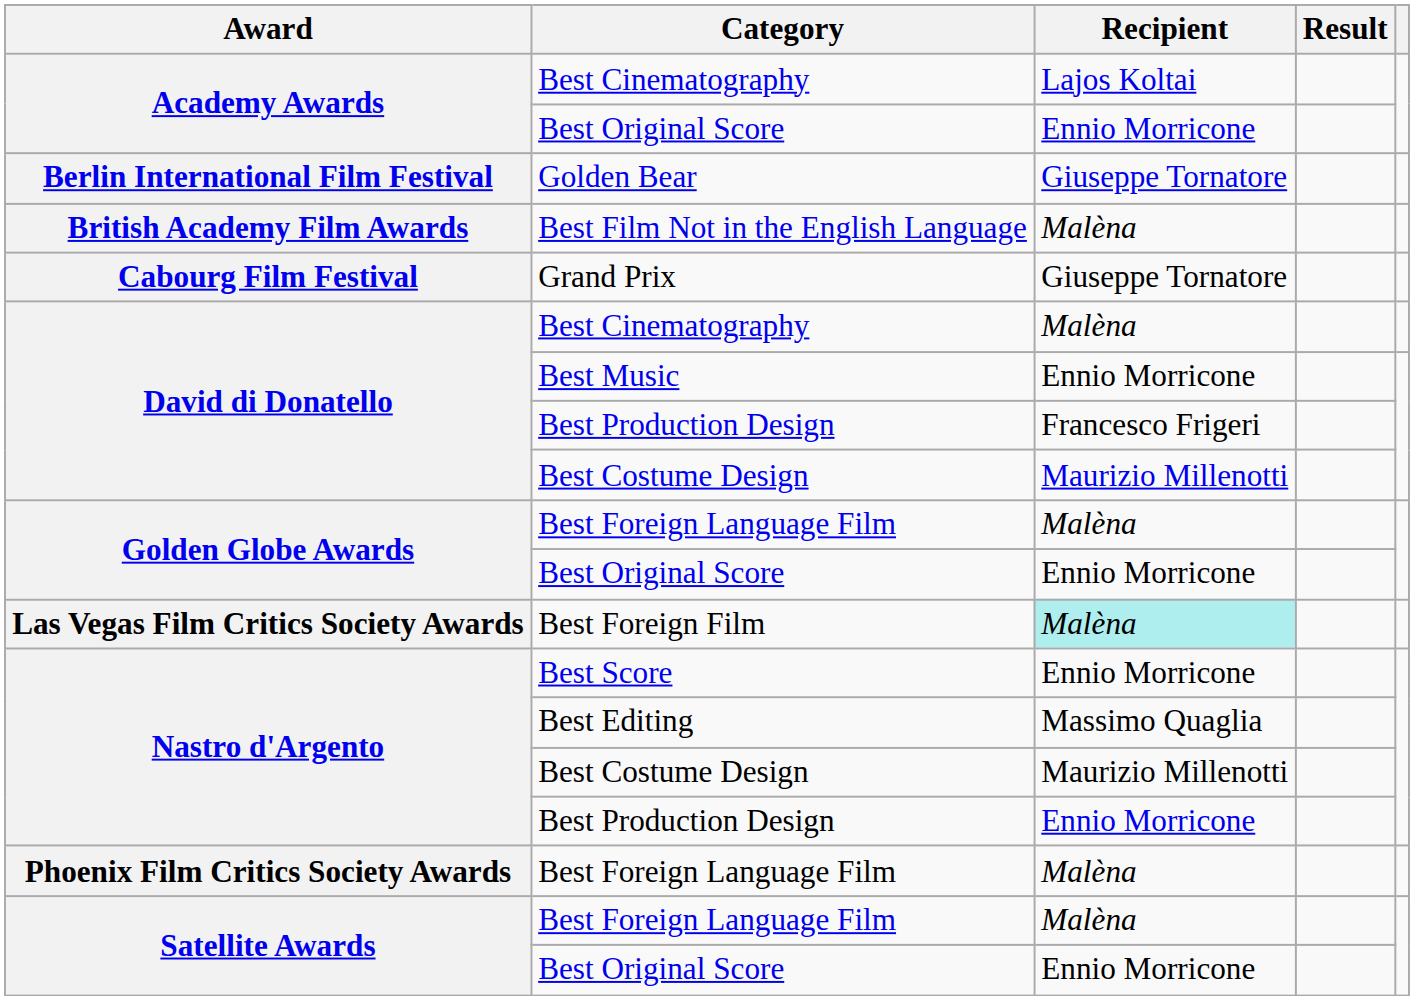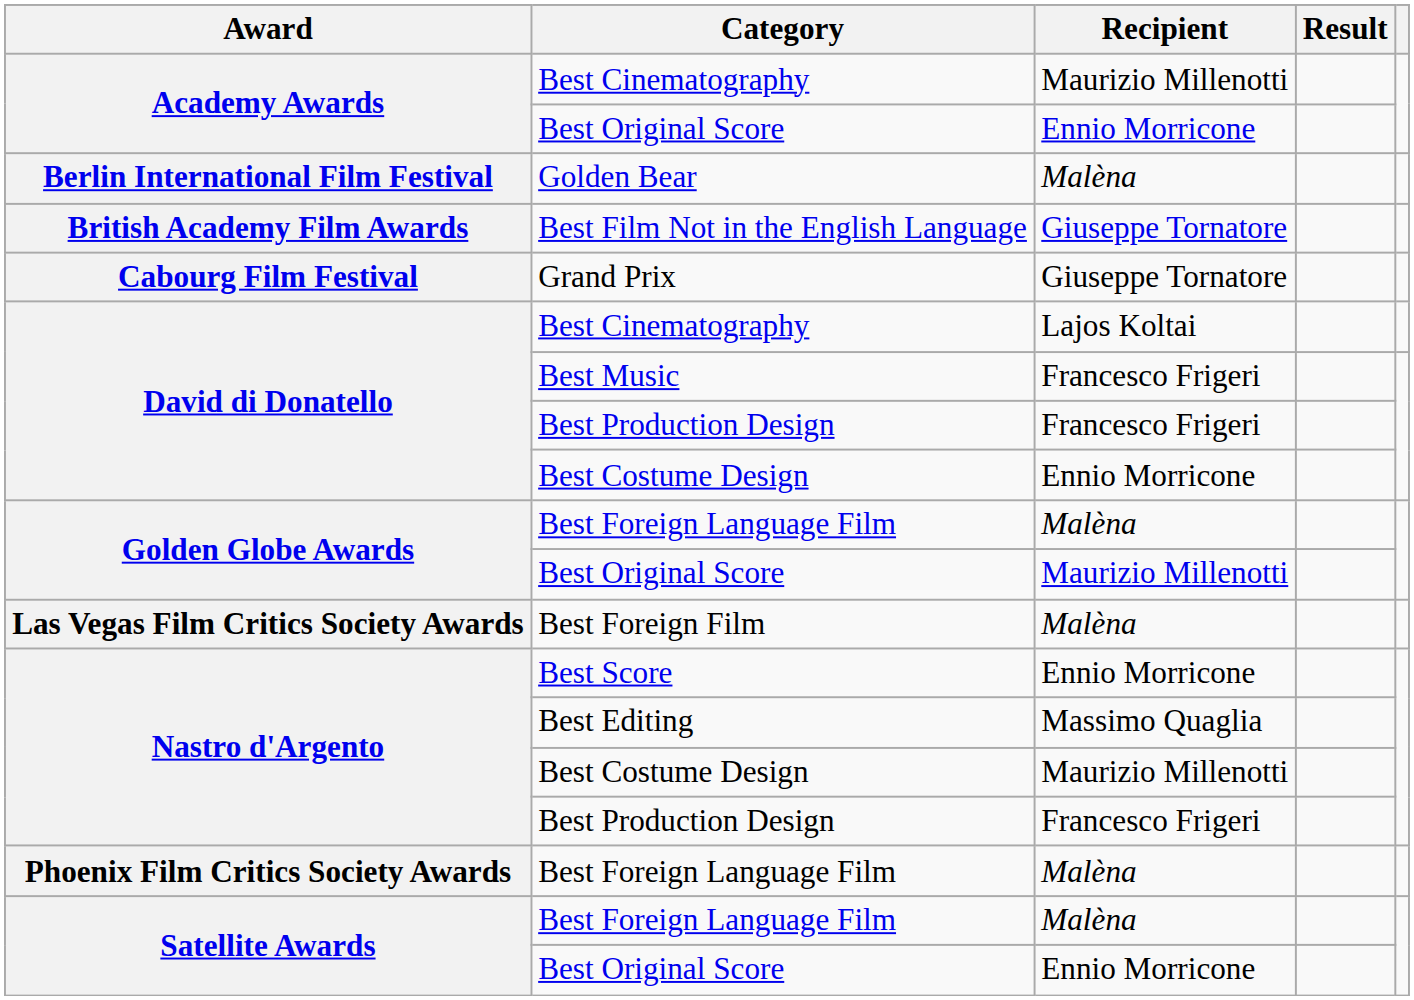(1119, 78) Lajos Koltai -> (1165, 78) Maurizio Millenotti
(1164, 177) Giuseppe Tornatore -> (1089, 177) Malèna
(1089, 227) Malèna -> (1164, 227) Giuseppe Tornatore
(1089, 326) Malèna -> (1119, 326) Lajos Koltai
(1148, 375) Ennio Morricone -> (1151, 375) Francesco Frigeri
(1165, 474) Maurizio Millenotti -> (1148, 474) Ennio Morricone
(1148, 573) Ennio Morricone -> (1165, 573) Maurizio Millenotti
(1089, 623) paleturquoise background -> (1089, 623) no background
(1148, 820) Ennio Morricone -> (1151, 820) Francesco Frigeri
